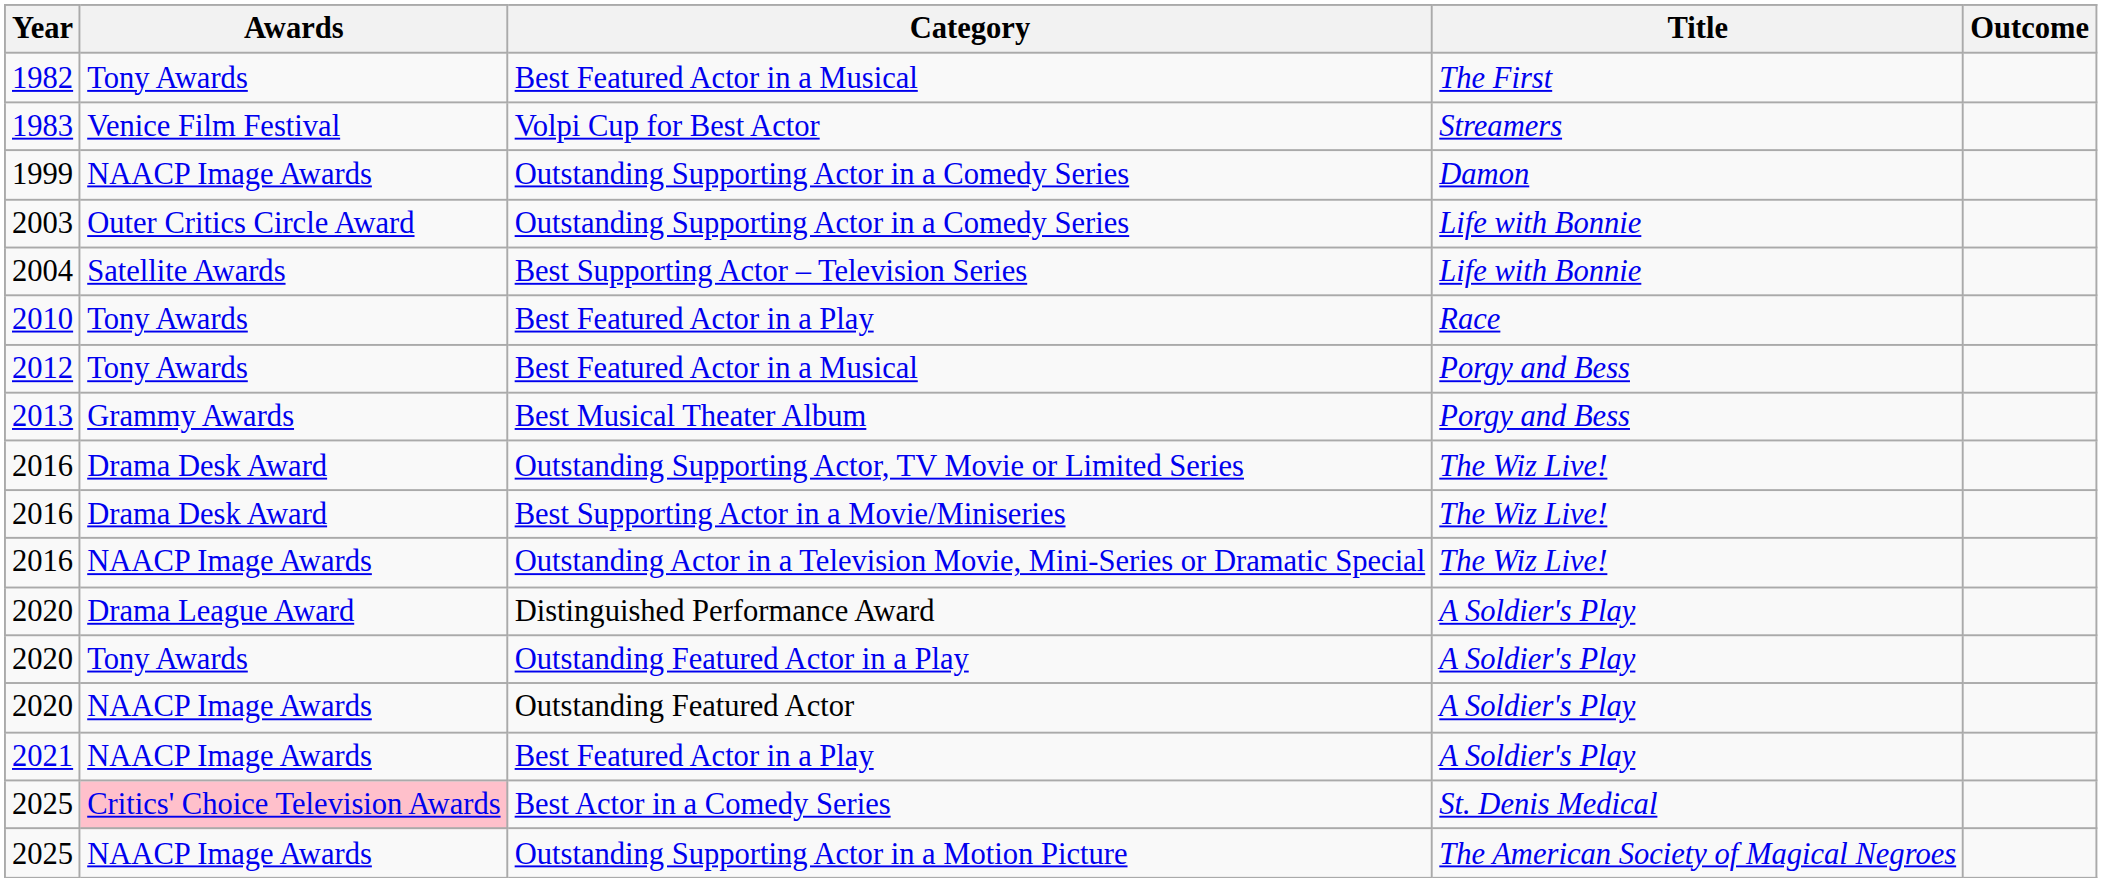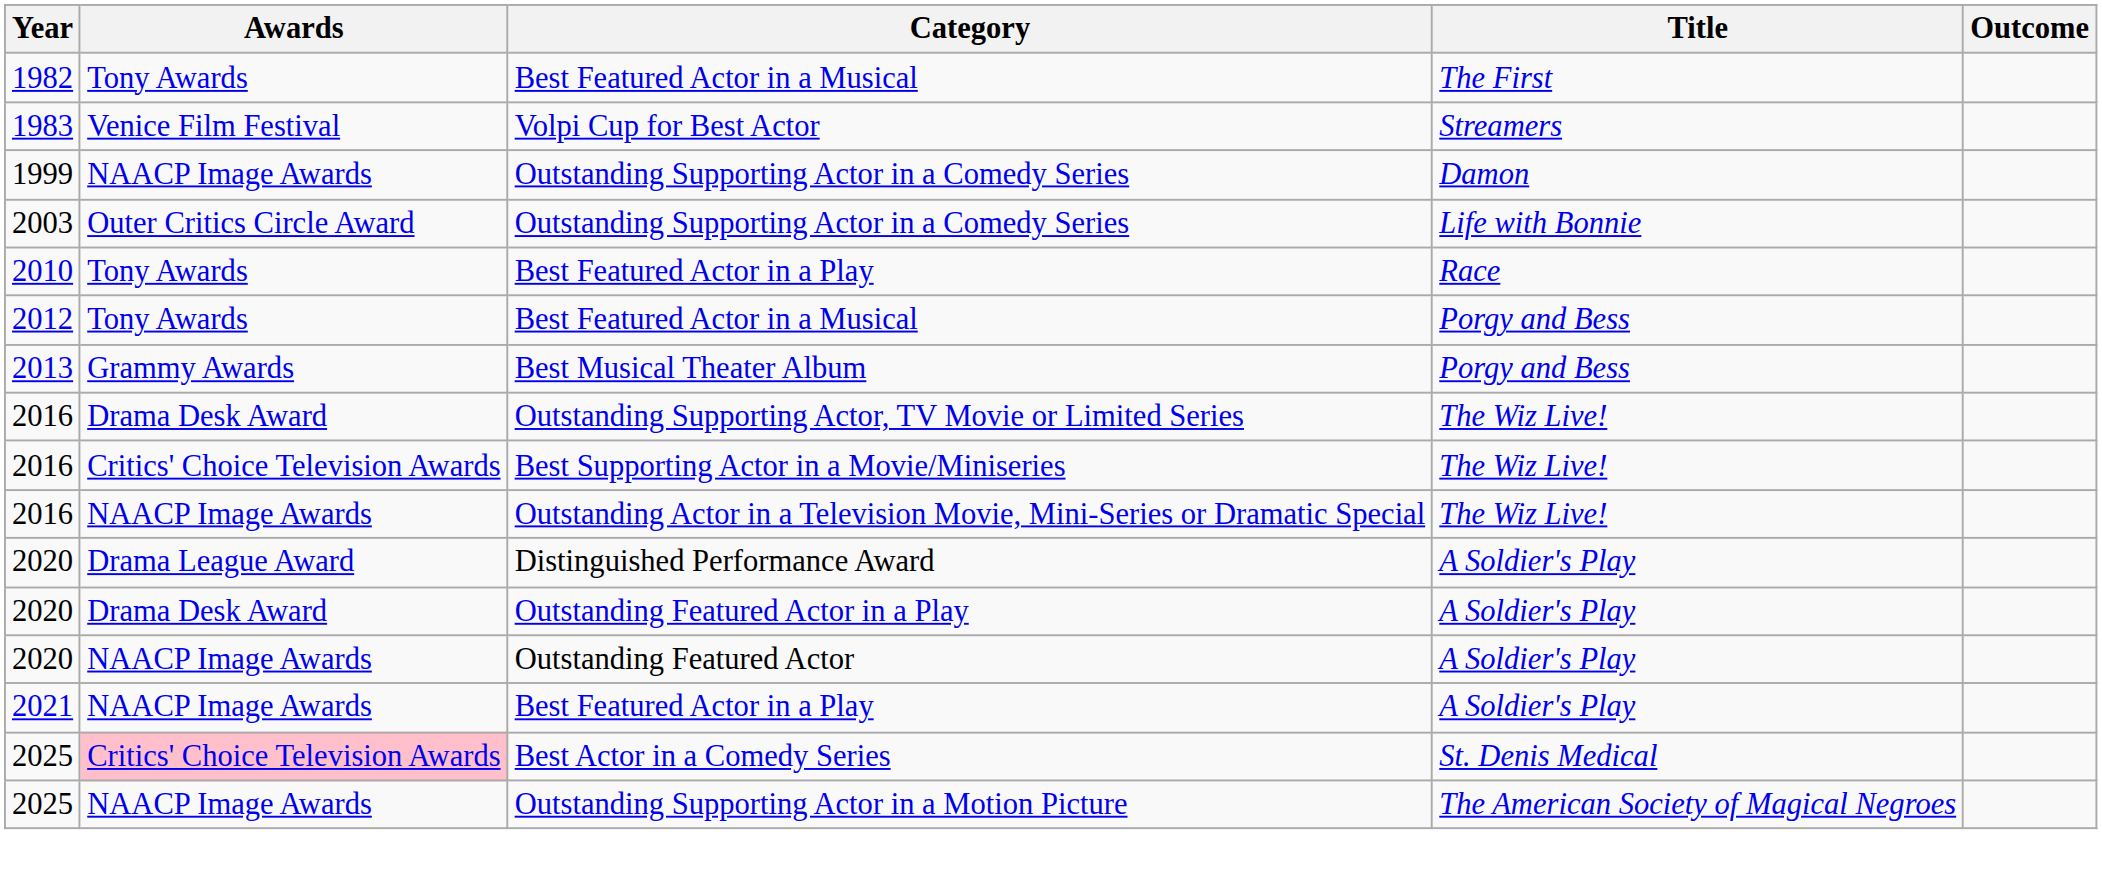- row: (43, 271)
(207, 513) Drama Desk Award -> (294, 464) Critics' Choice Television Awards
(167, 658) Tony Awards -> (207, 610) Drama Desk Award
